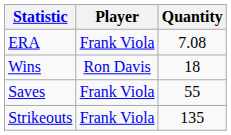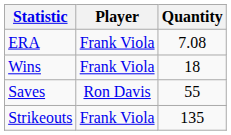(117, 67) Ron Davis -> (117, 67) Frank Viola
(117, 92) Frank Viola -> (117, 92) Ron Davis
